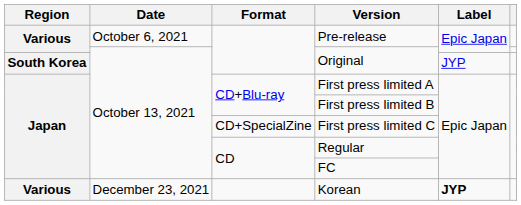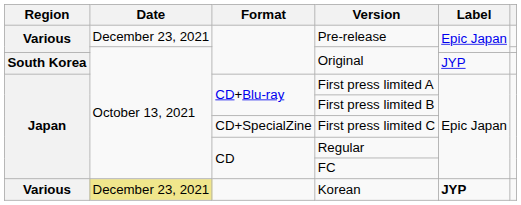(140, 36) October 6, 2021 -> (151, 36) December 23, 2021
(151, 189) no background -> (151, 189) khaki background
